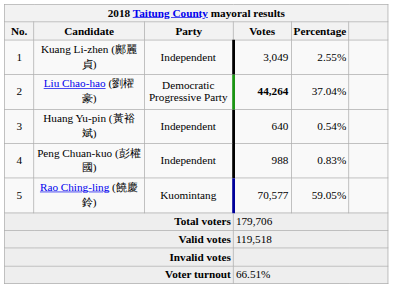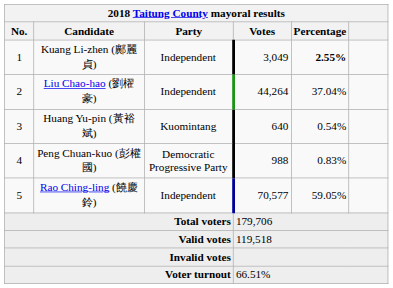(332, 57) normal -> (331, 57) bold
(188, 91) Democratic Progressive Party -> (188, 91) Independent
(273, 91) bold -> (273, 91) normal
(188, 126) Independent -> (188, 126) Kuomintang
(188, 160) Independent -> (188, 160) Democratic Progressive Party
(188, 195) Kuomintang -> (188, 195) Independent
